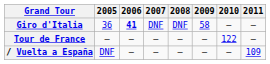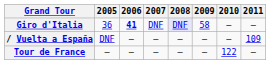(180, 25) no background -> (180, 25) lavender background
rows swapped: (50, 39) <-> (50, 53)
